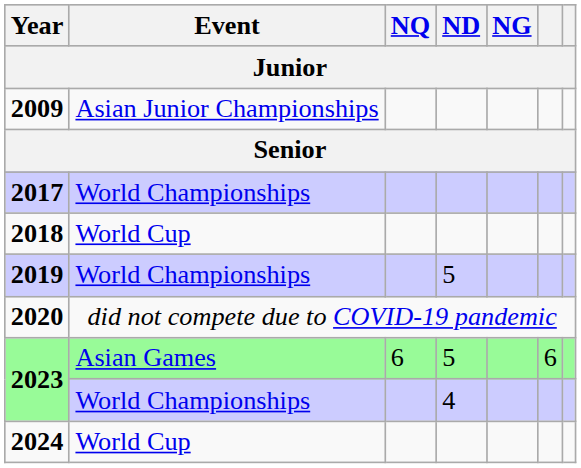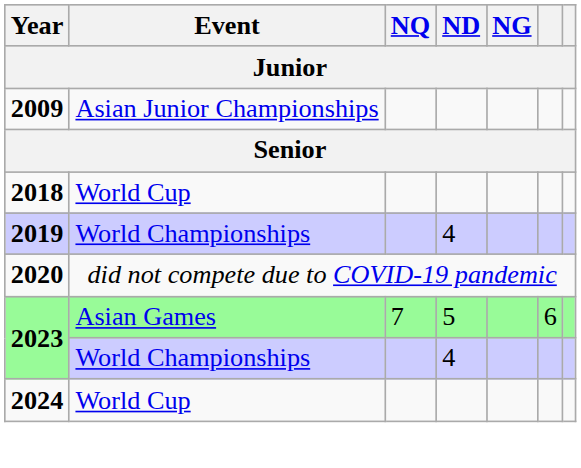- row: (37, 191)
(449, 274) 5 -> (449, 233) 4
(397, 358) 6 -> (397, 316) 7
